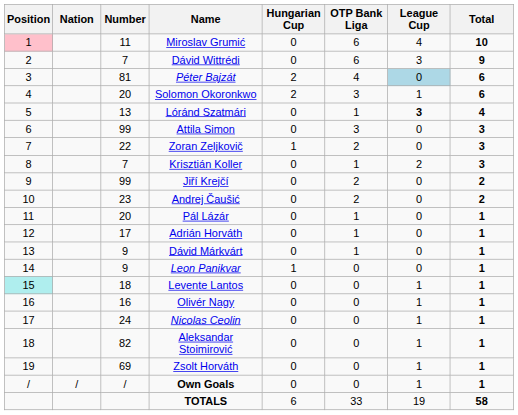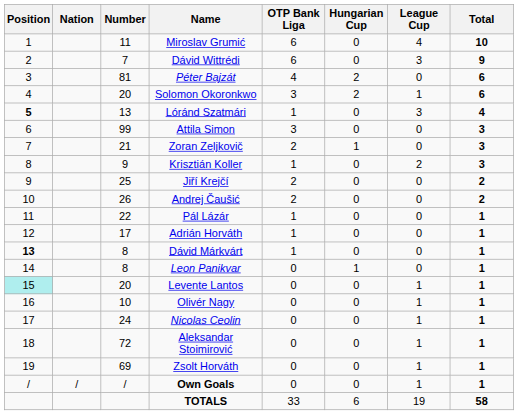columns swapped: (356, 19) <-> (294, 19)
(28, 43) pink background -> (28, 43) no background
(419, 77) lightblue background -> (419, 77) no background
(28, 112) normal -> (28, 112) bold
(419, 112) bold -> (419, 112) normal
(125, 147) 22 -> (125, 147) 21
(125, 164) 7 -> (125, 164) 9
(125, 181) 99 -> (125, 181) 25
(125, 199) 23 -> (125, 199) 26
(125, 216) 20 -> (125, 216) 22
(29, 251) normal -> (29, 251) bold
(125, 251) 9 -> (125, 251) 8
(125, 268) 9 -> (125, 268) 8
(125, 285) 18 -> (125, 285) 20
(125, 303) 16 -> (125, 303) 10
(125, 343) 82 -> (125, 343) 72
